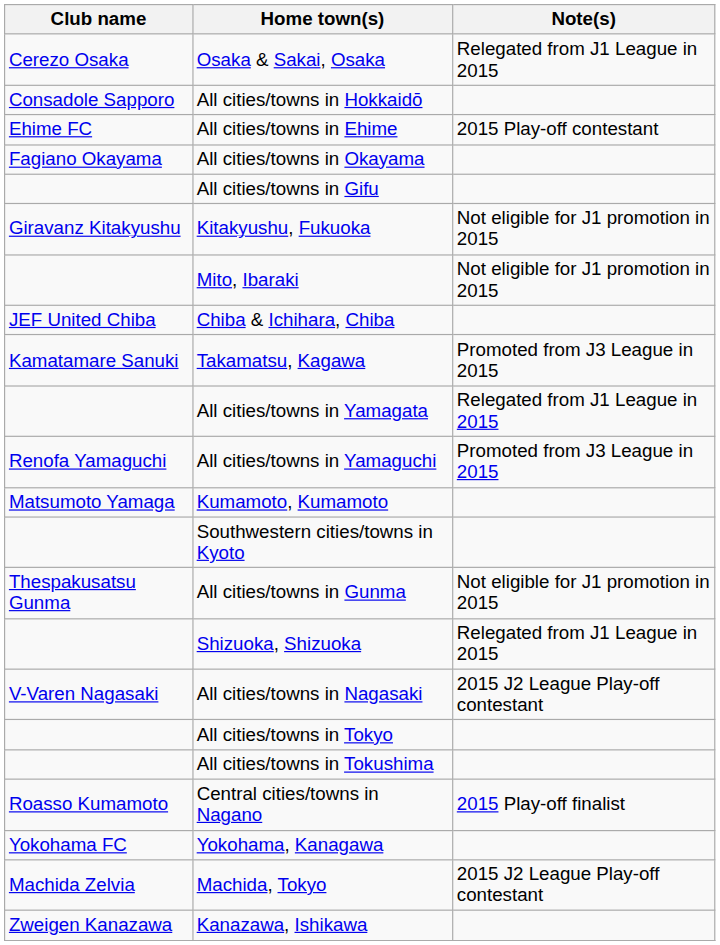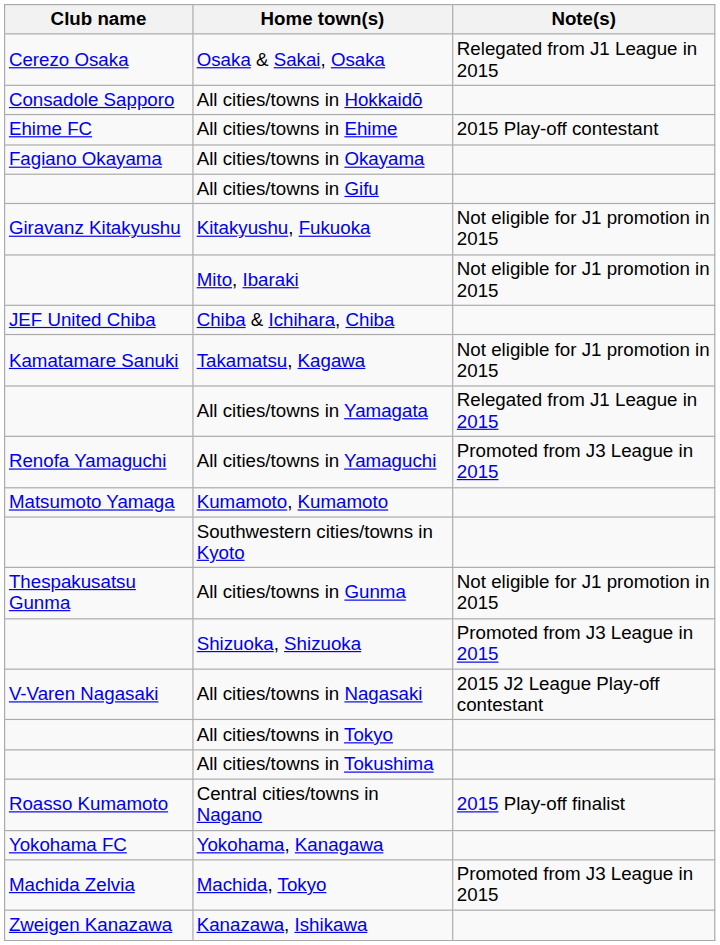(575, 360) Promoted from J3 League in 2015 -> (583, 360) Not eligible for J1 promotion in 2015
(577, 643) Relegated from J1 League in 2015 -> (575, 643) Promoted from J3 League in 2015
(558, 884) 2015 J2 League Play-off contestant -> (575, 884) Promoted from J3 League in 2015
